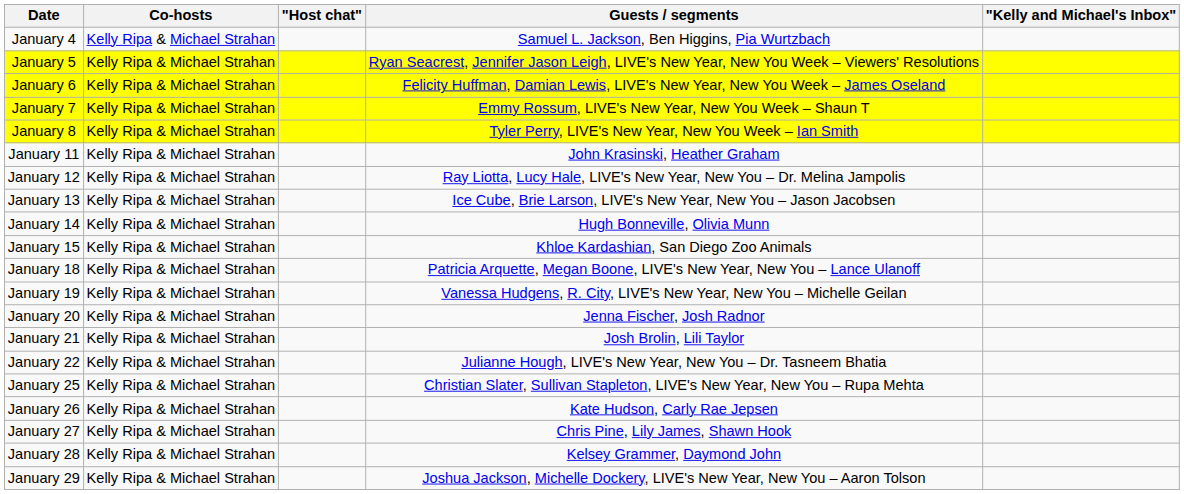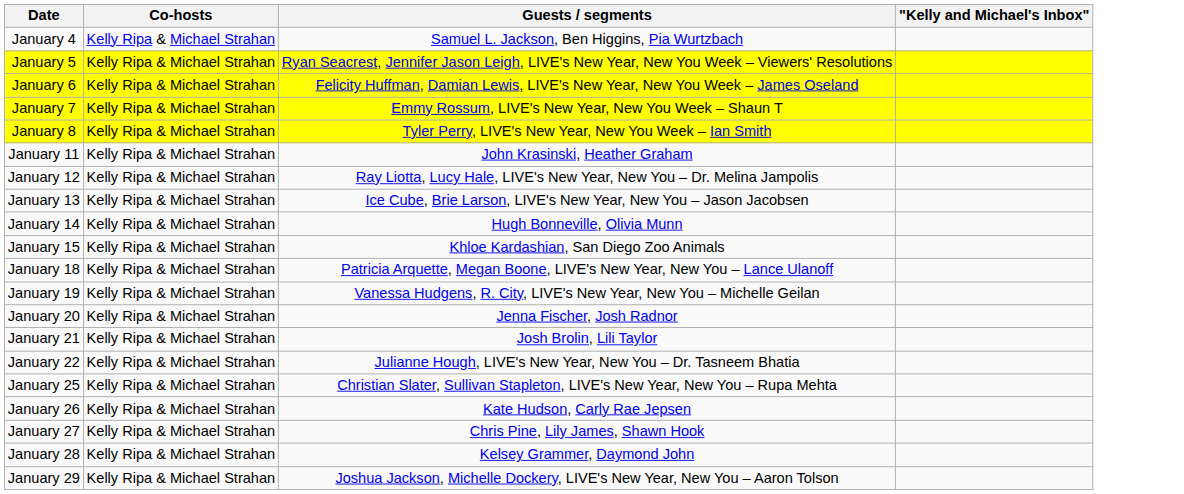- column: (322, 16)
